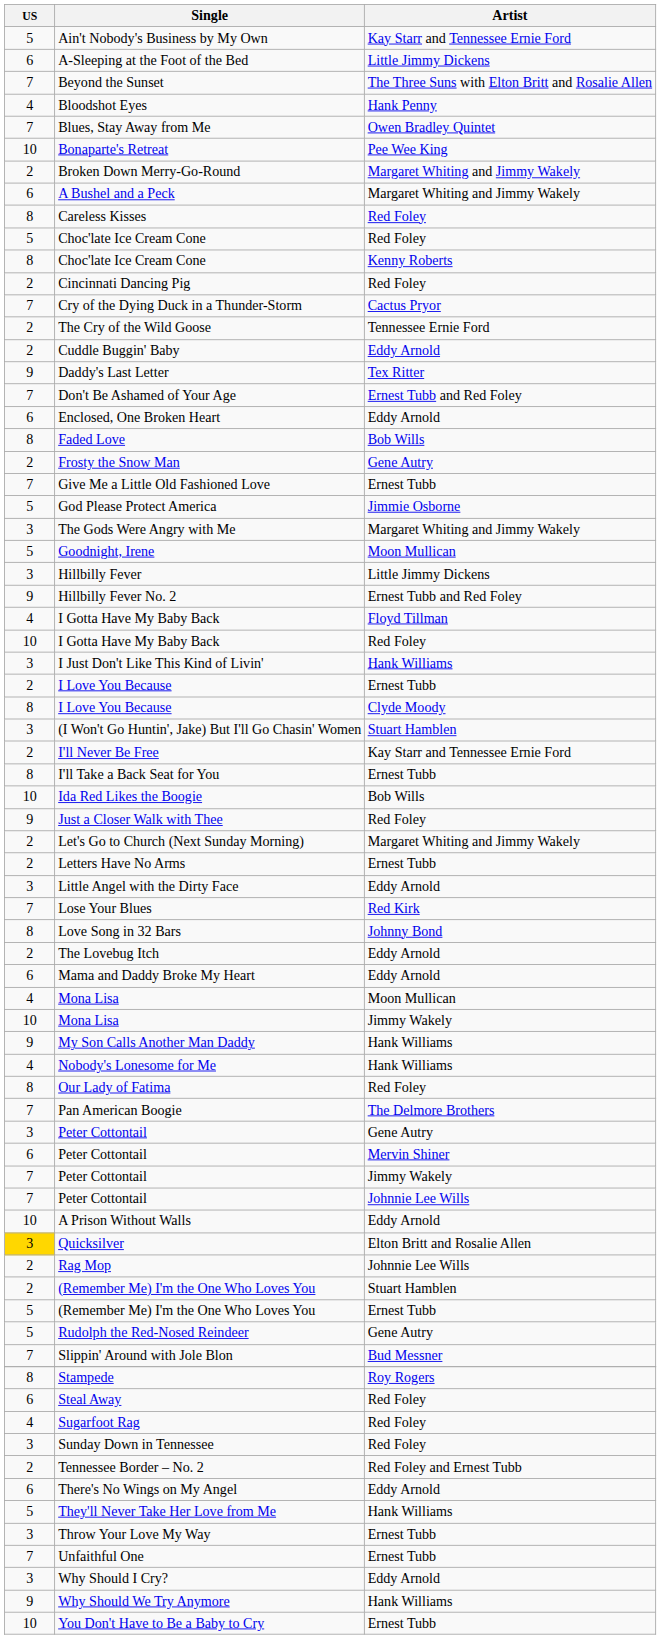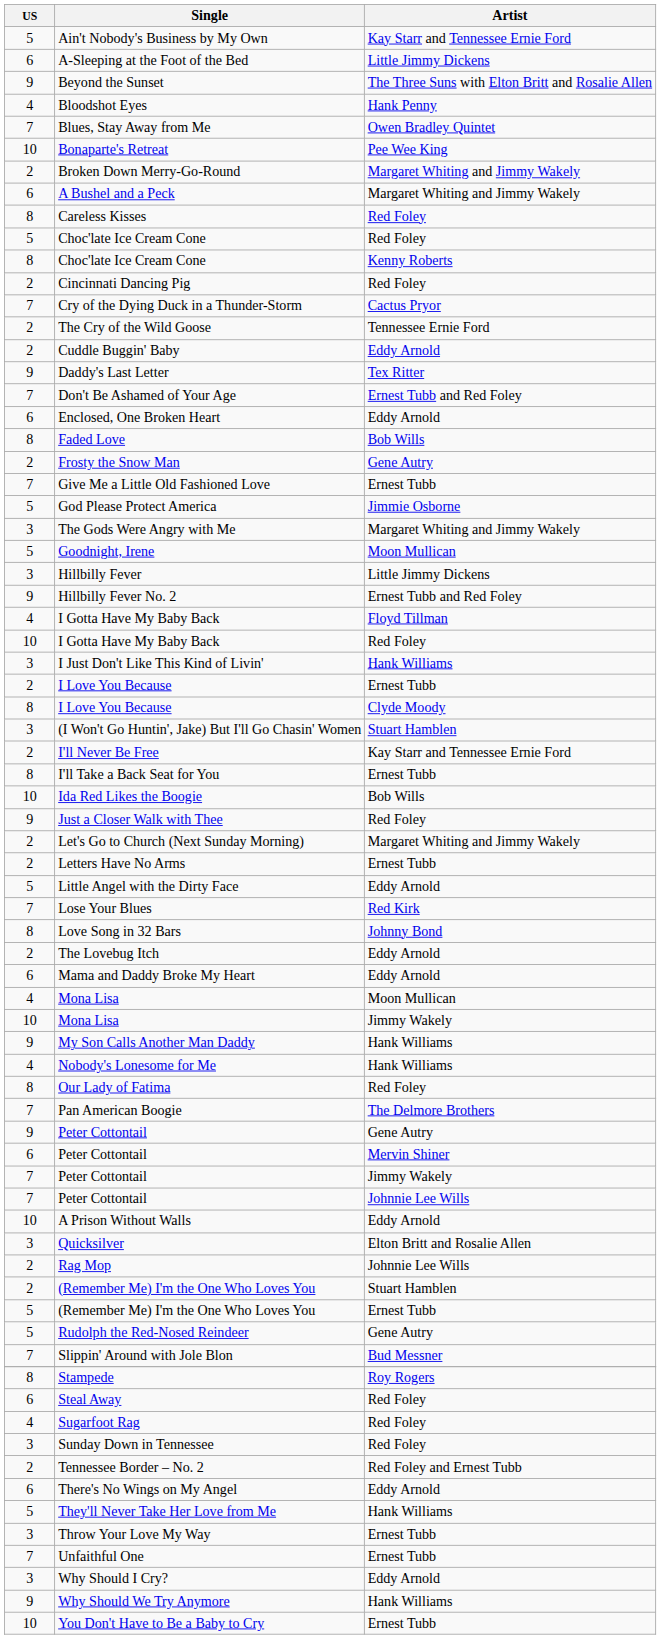(30, 82) 7 -> (30, 82) 9
(30, 886) 3 -> (30, 886) 5
(30, 1132) 3 -> (30, 1132) 9
(30, 1243) gold background -> (30, 1243) no background
